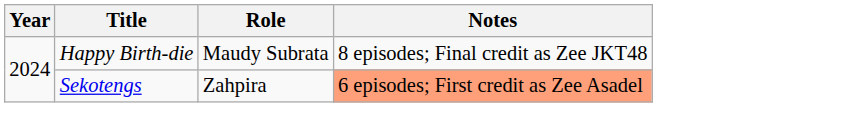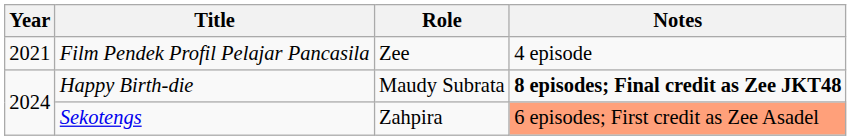+ row: (215, 53)
(493, 53) normal -> (678, 85) bold
